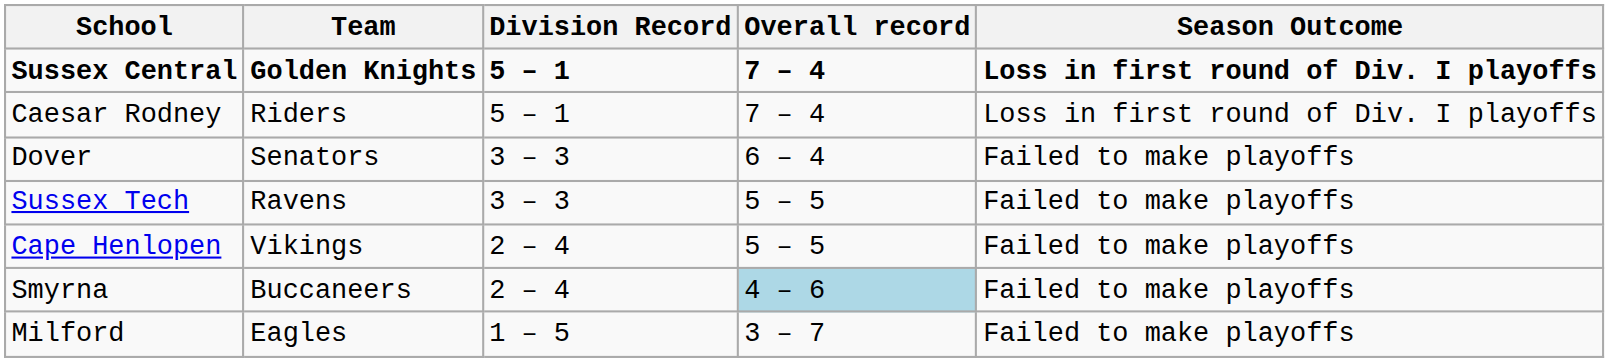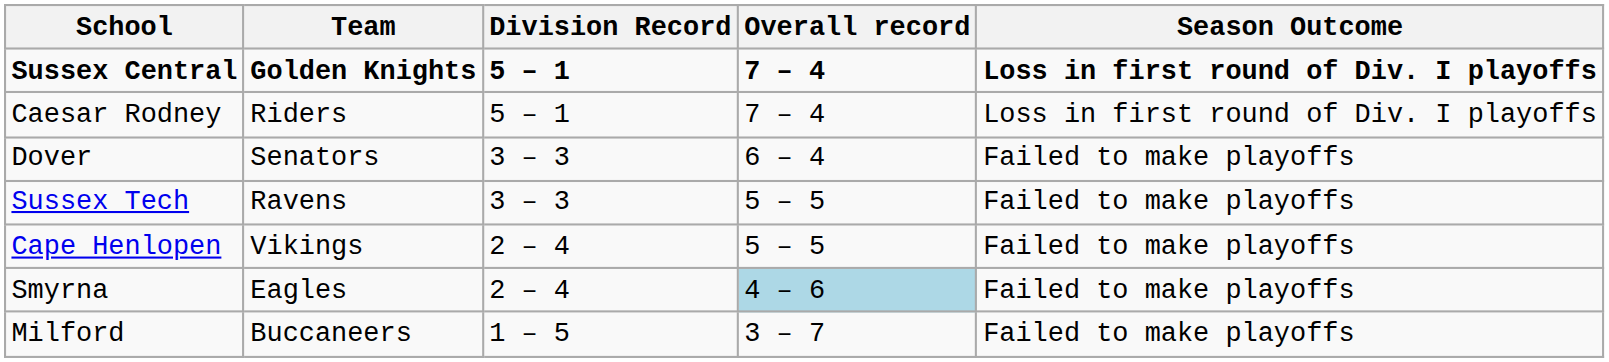(331, 290) Buccaneers -> (299, 290) Eagles
(299, 334) Eagles -> (331, 334) Buccaneers
